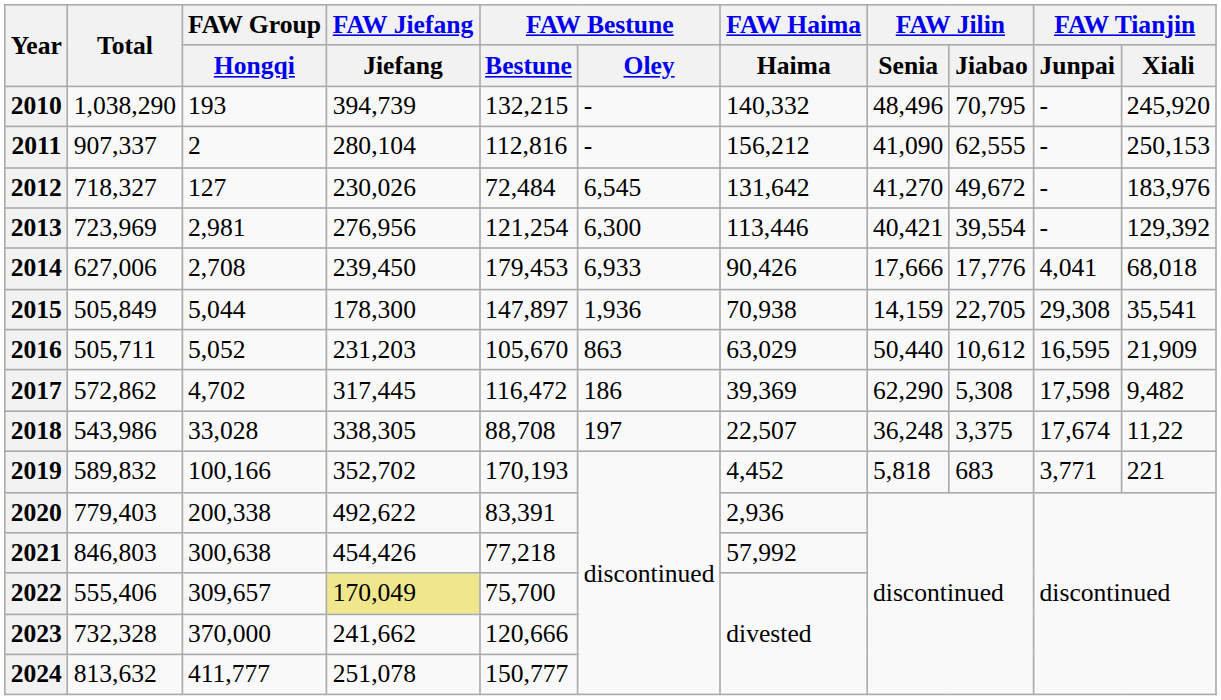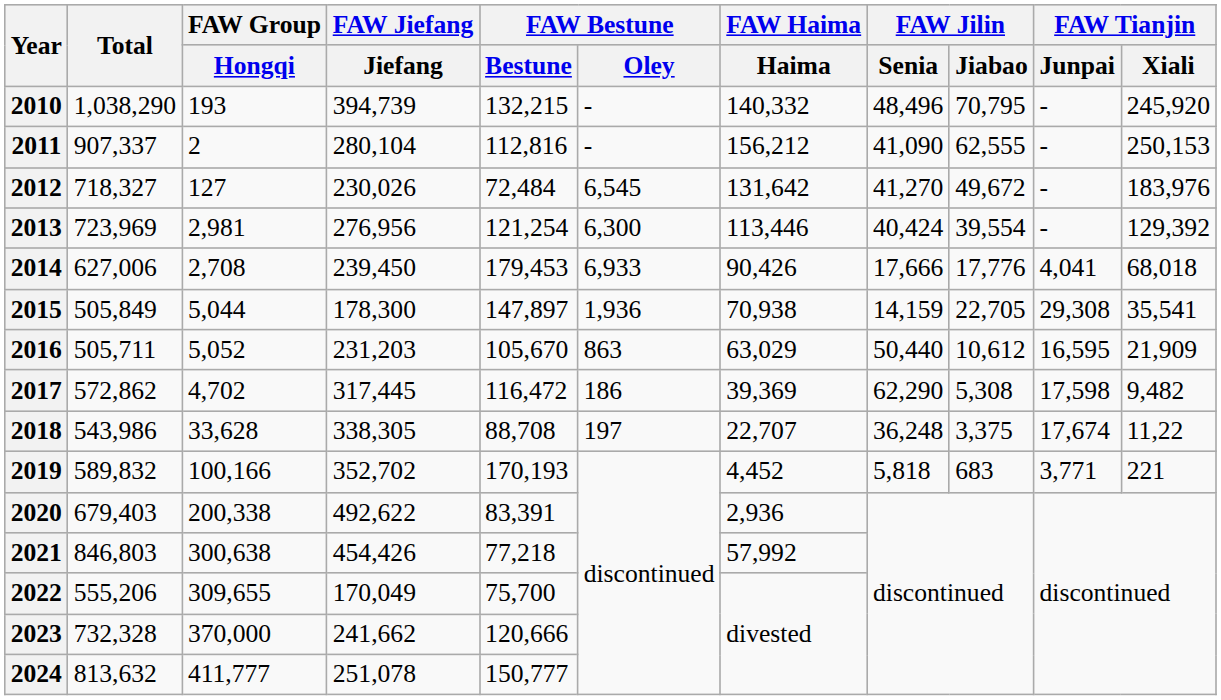(908, 227) 40,421 -> (908, 227) 40,424
(223, 430) 33,028 -> (223, 430) 33,628
(762, 430) 22,507 -> (762, 430) 22,707
(115, 512) 779,403 -> (115, 512) 679,403
(115, 593) 555,406 -> (115, 593) 555,206
(230, 593) 309,657 -> (230, 593) 309,655
(374, 593) khaki background -> (374, 593) no background
